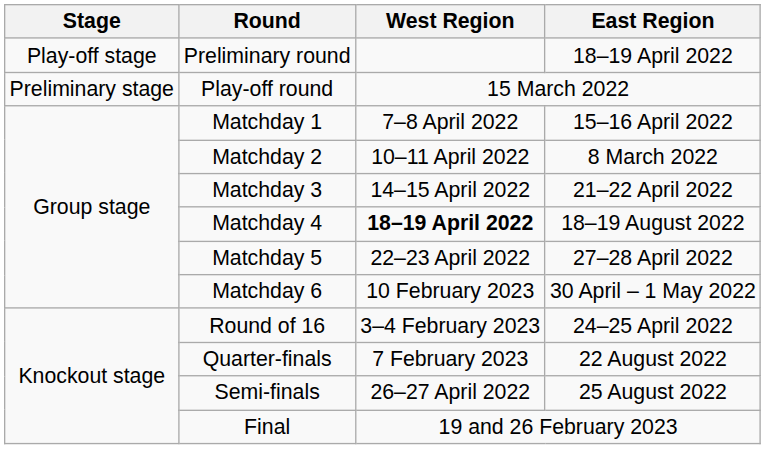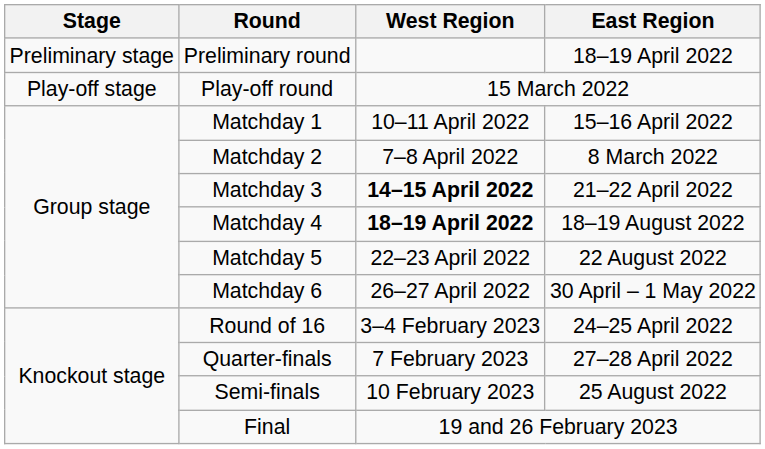(92, 55) Play-off stage -> (92, 55) Preliminary stage
(92, 88) Preliminary stage -> (92, 88) Play-off stage
(450, 122) 7–8 April 2022 -> (450, 122) 10–11 April 2022
(450, 156) 10–11 April 2022 -> (450, 156) 7–8 April 2022
(450, 190) normal -> (450, 190) bold
(653, 257) 27–28 April 2022 -> (653, 257) 22 August 2022
(450, 291) 10 February 2023 -> (450, 291) 26–27 April 2022
(653, 358) 22 August 2022 -> (653, 358) 27–28 April 2022
(450, 392) 26–27 April 2022 -> (450, 392) 10 February 2023
